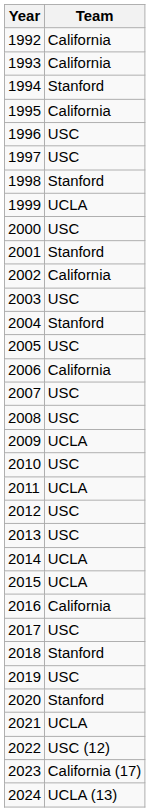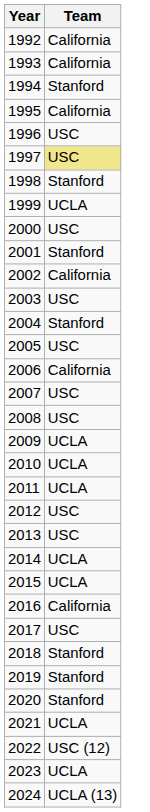(64, 157) no background -> (64, 157) khaki background
(64, 464) USC -> (68, 464) UCLA
(64, 677) USC -> (76, 677) Stanford
(95, 771) California (17) -> (68, 771) UCLA
